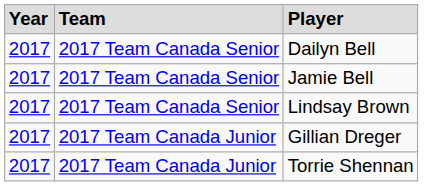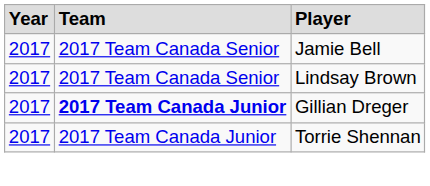- row: (332, 48)
(167, 136) normal -> (173, 107) bold
